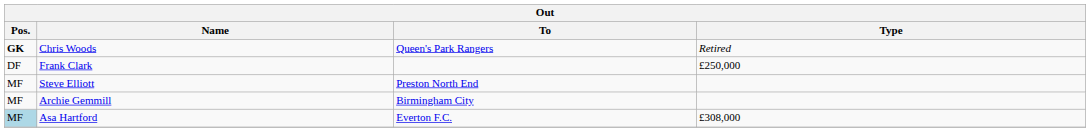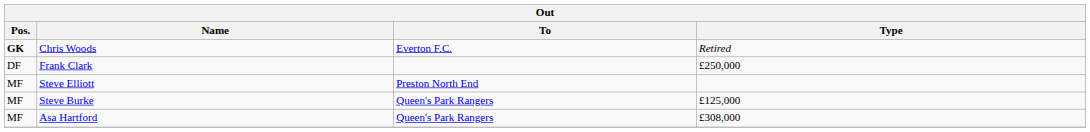(445, 48) Queen's Park Rangers -> (424, 48) Everton F.C.
- row: (75, 100)
+ row: (66, 100)
(15, 118) lightblue background -> (15, 118) no background
(424, 118) Everton F.C. -> (445, 118) Queen's Park Rangers
